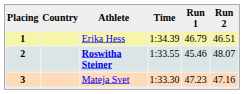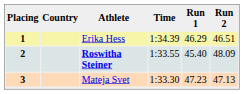(196, 38) 46.79 -> (196, 38) 46.29
(196, 53) 45.46 -> (196, 53) 45.40
(224, 53) 48.07 -> (224, 53) 48.09
(224, 79) 47.16 -> (224, 79) 47.13
